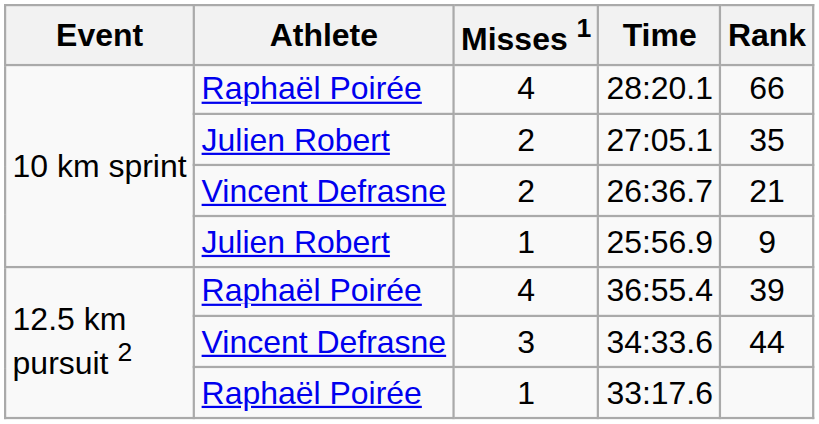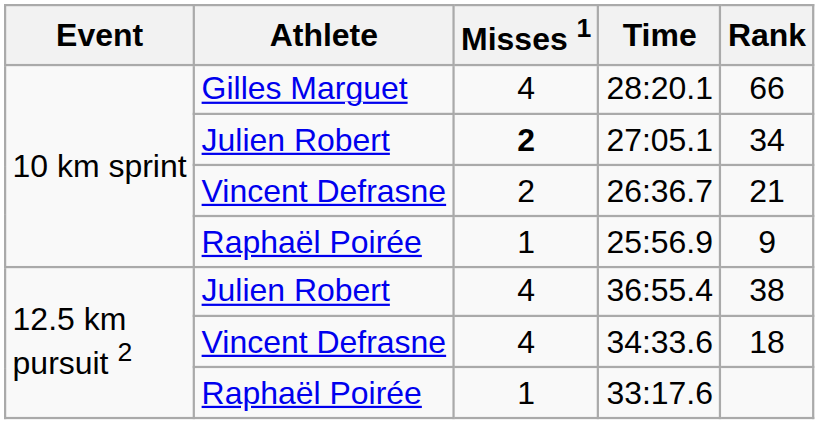(312, 90) Raphaël Poirée -> (305, 90) Gilles Marguet
(526, 140) normal -> (526, 140) bold
(767, 140) 35 -> (767, 140) 34
(296, 241) Julien Robert -> (312, 241) Raphaël Poirée
(312, 292) Raphaël Poirée -> (296, 292) Julien Robert
(767, 292) 39 -> (767, 292) 38
(526, 342) 3 -> (526, 342) 4
(767, 342) 44 -> (767, 342) 18
